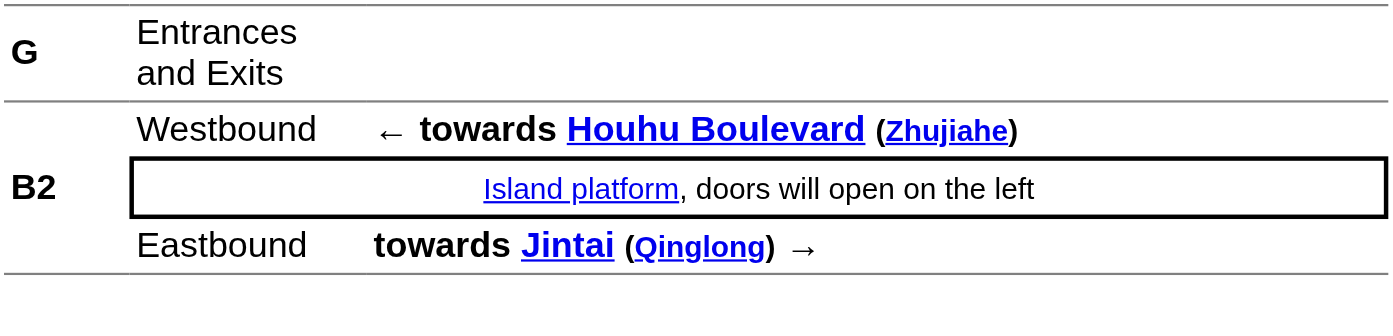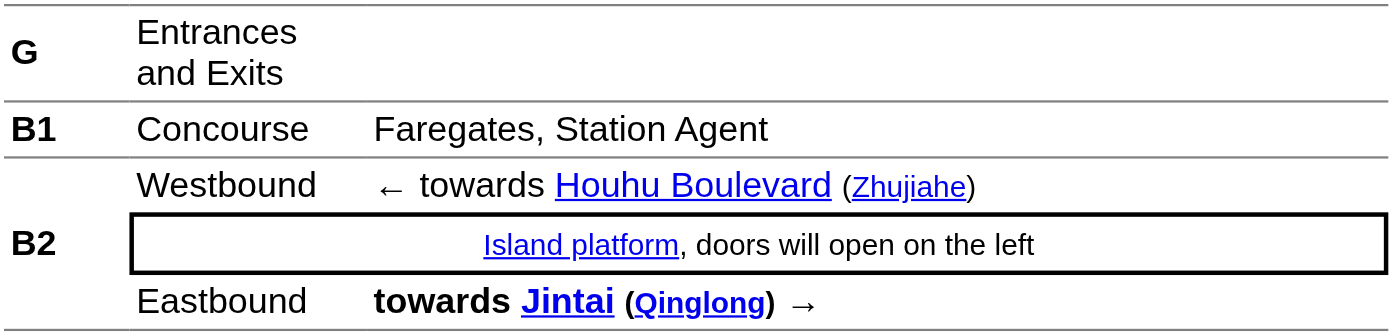+ row: (223, 128)
(696, 128) bold -> (675, 184) normal
